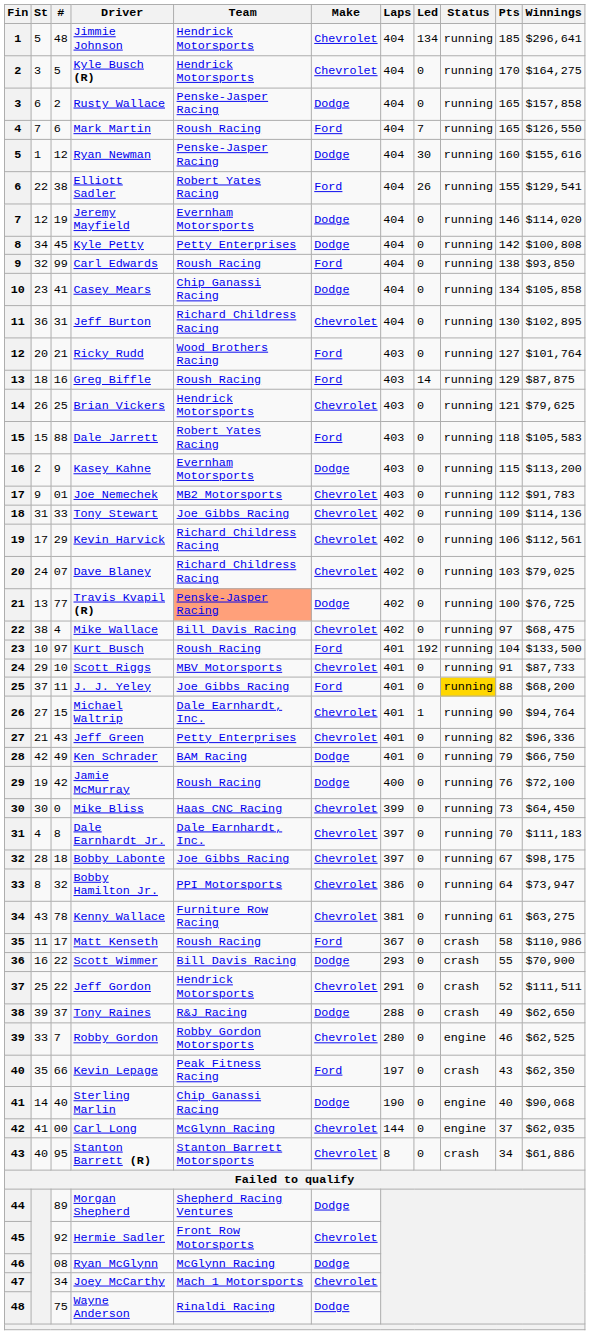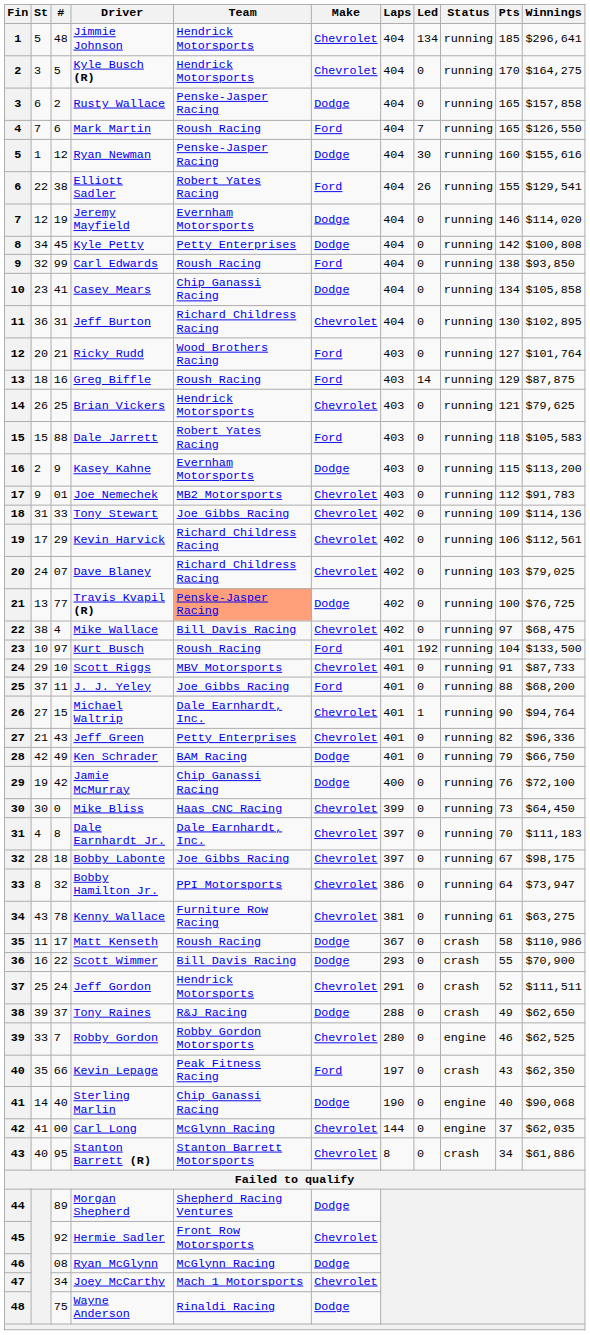(468, 687) gold background -> (468, 687) no background
(219, 783) Roush Racing -> (219, 783) Chip Ganassi Racing
(328, 943) Ford -> (332, 943) Dodge
(61, 988) 22 -> (61, 988) 24
